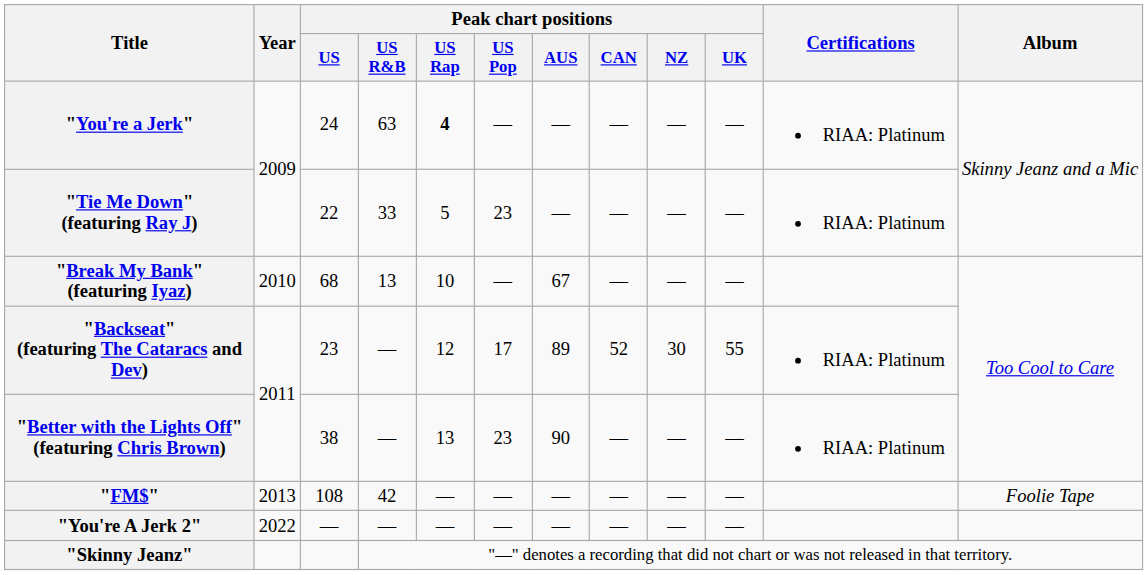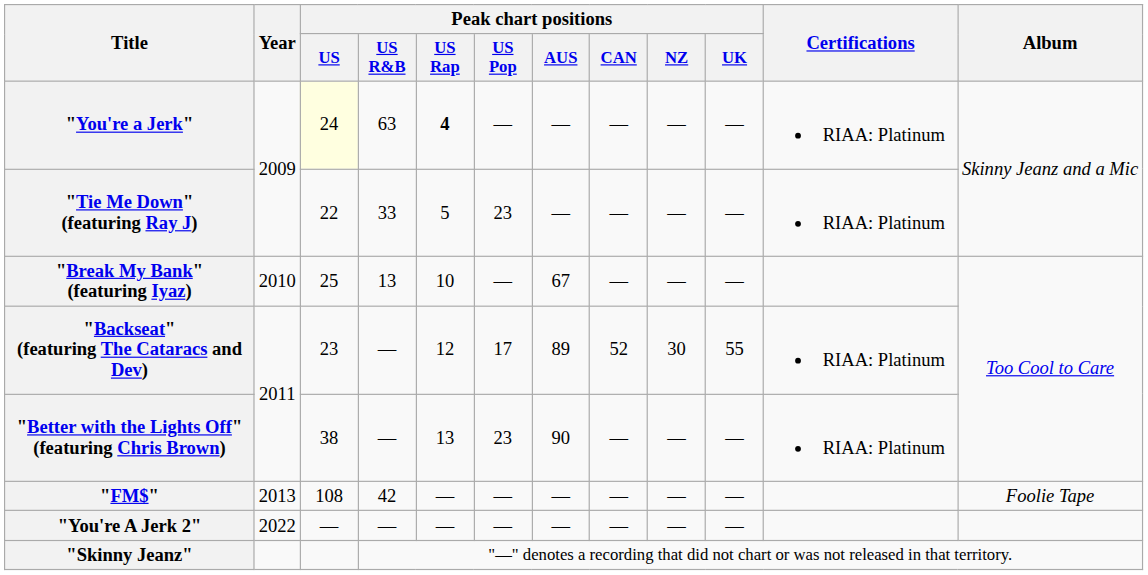(329, 124) no background -> (329, 124) lightyellow background
(329, 281) 68 -> (329, 281) 25
